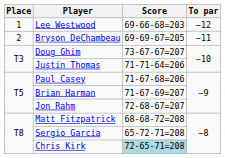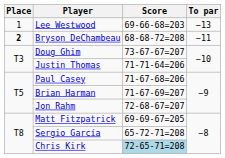(204, 25) −12 -> (204, 25) −13
(19, 38) normal -> (19, 38) bold
(154, 38) 69-69-67=205 -> (154, 38) 68-68-72=208
(154, 120) 68-68-72=208 -> (154, 120) 69-69-67=205
